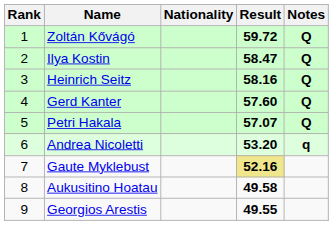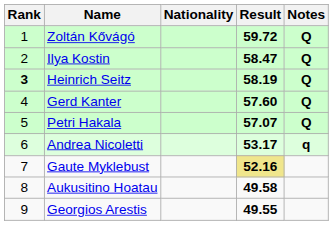(24, 79) normal -> (24, 79) bold
(260, 79) 58.16 -> (260, 79) 58.19
(260, 144) 53.20 -> (260, 144) 53.17
